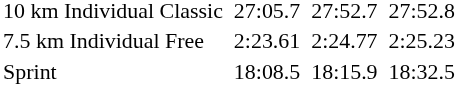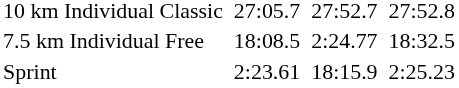(267, 41) 2:23.61 -> (267, 41) 18:08.5
(422, 41) 2:25.23 -> (422, 41) 18:32.5
(267, 71) 18:08.5 -> (267, 71) 2:23.61
(422, 71) 18:32.5 -> (422, 71) 2:25.23
